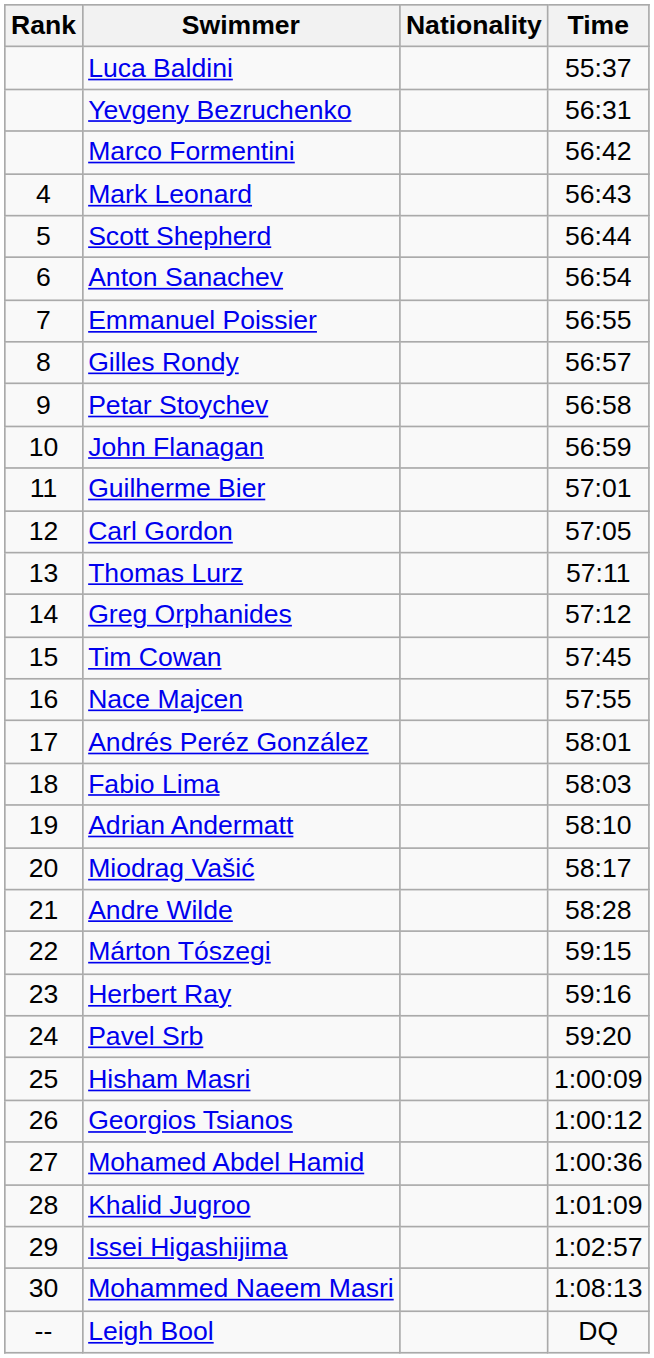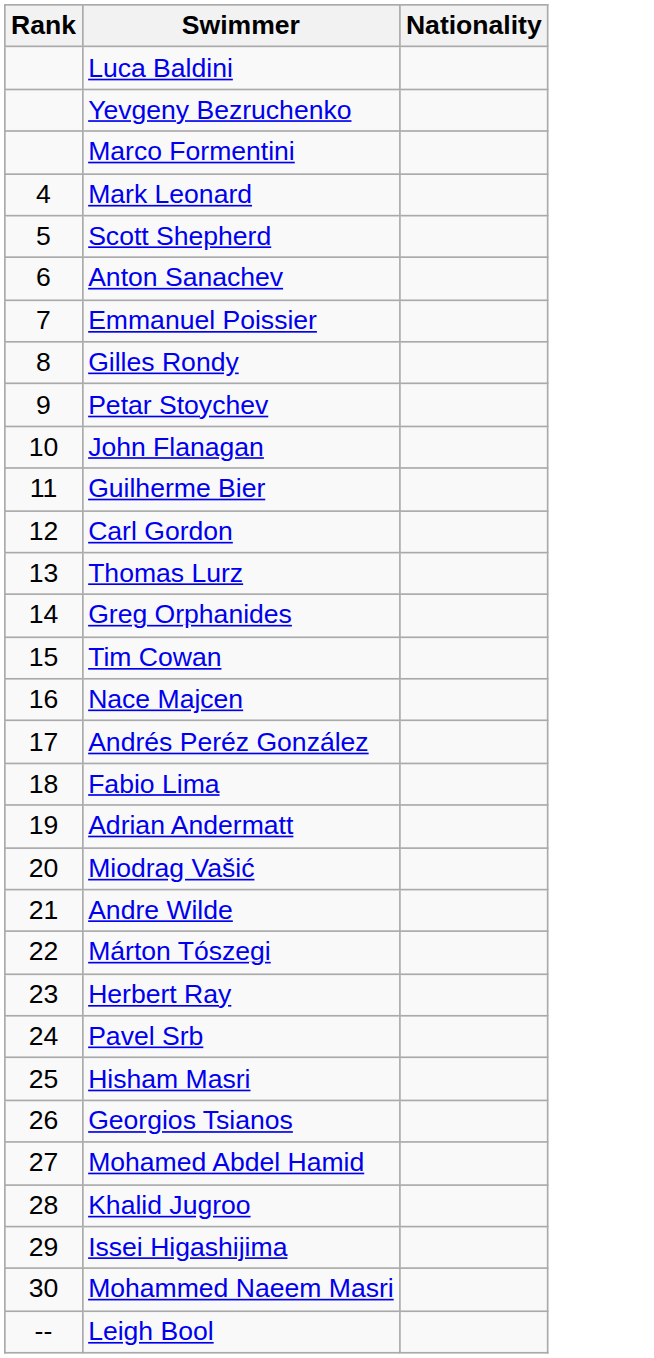- column: (598, 25)
